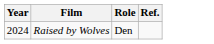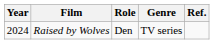+ column: (161, 13)
